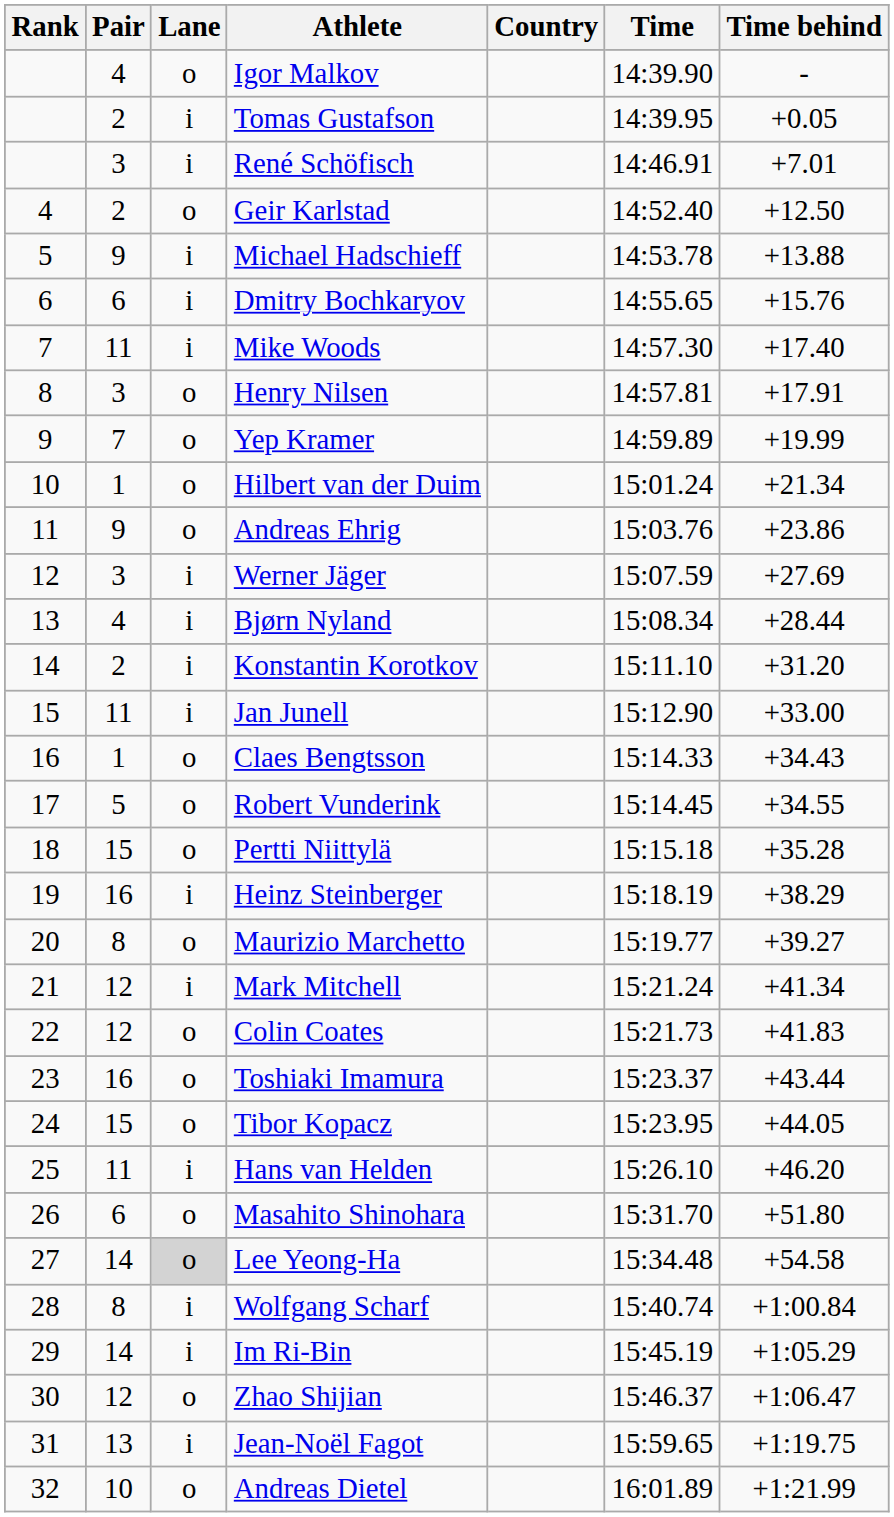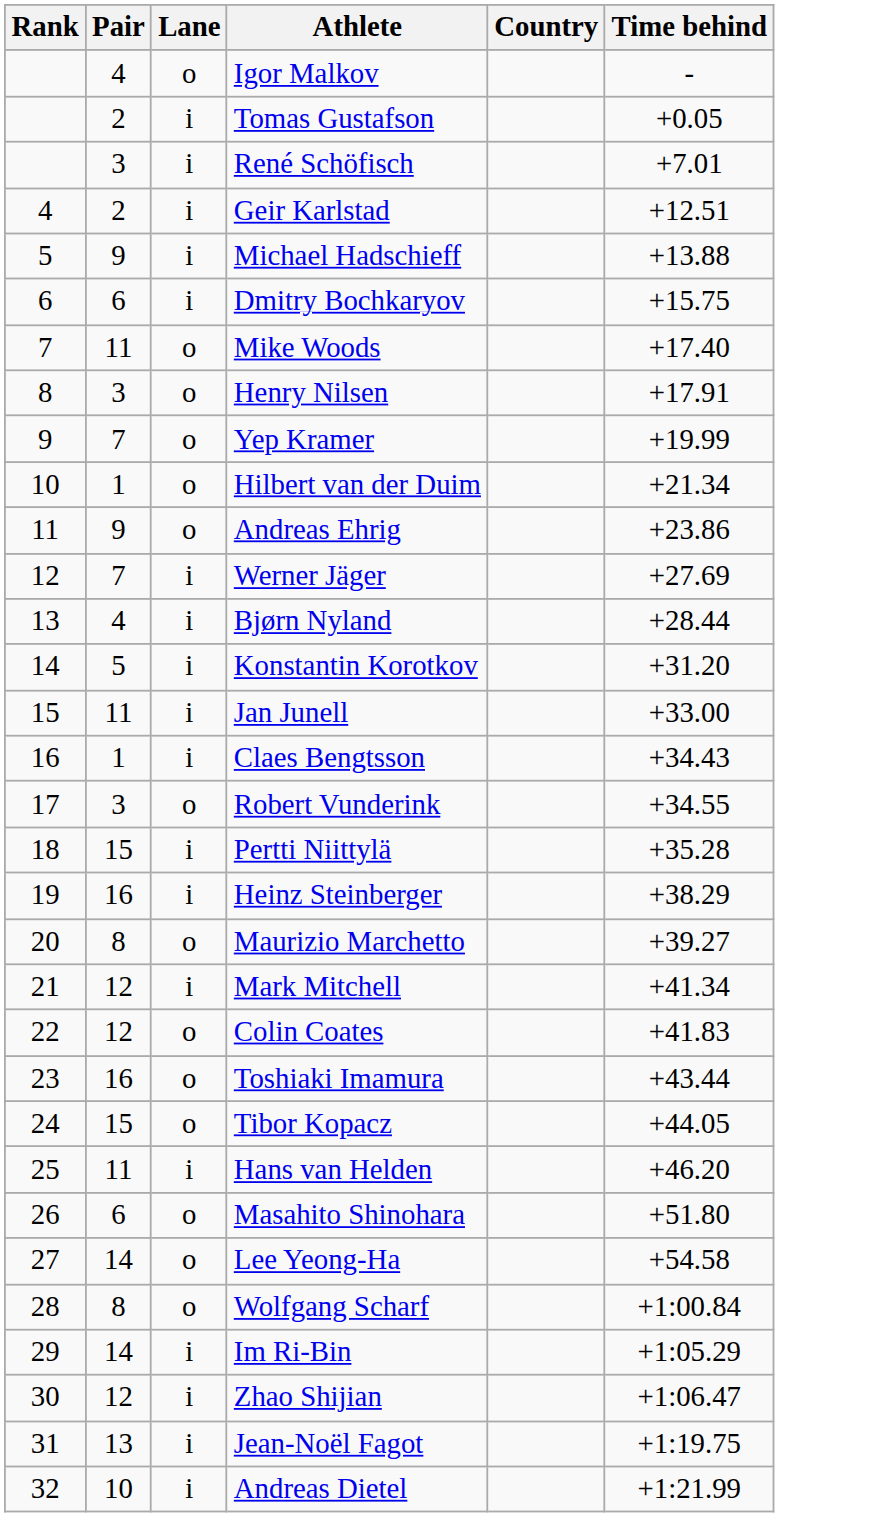- column: (662, 27)
(189, 210) o -> (189, 210) i
(804, 210) +12.50 -> (689, 210) +12.51
(804, 301) +15.76 -> (689, 301) +15.75
(189, 347) i -> (189, 347) o
(118, 575) 3 -> (118, 575) 7
(118, 666) 2 -> (118, 666) 5
(189, 758) o -> (189, 758) i
(118, 803) 5 -> (118, 803) 3
(189, 849) o -> (189, 849) i
(189, 1260) lightgrey background -> (189, 1260) no background
(189, 1306) i -> (189, 1306) o
(189, 1397) o -> (189, 1397) i
(189, 1488) o -> (189, 1488) i
